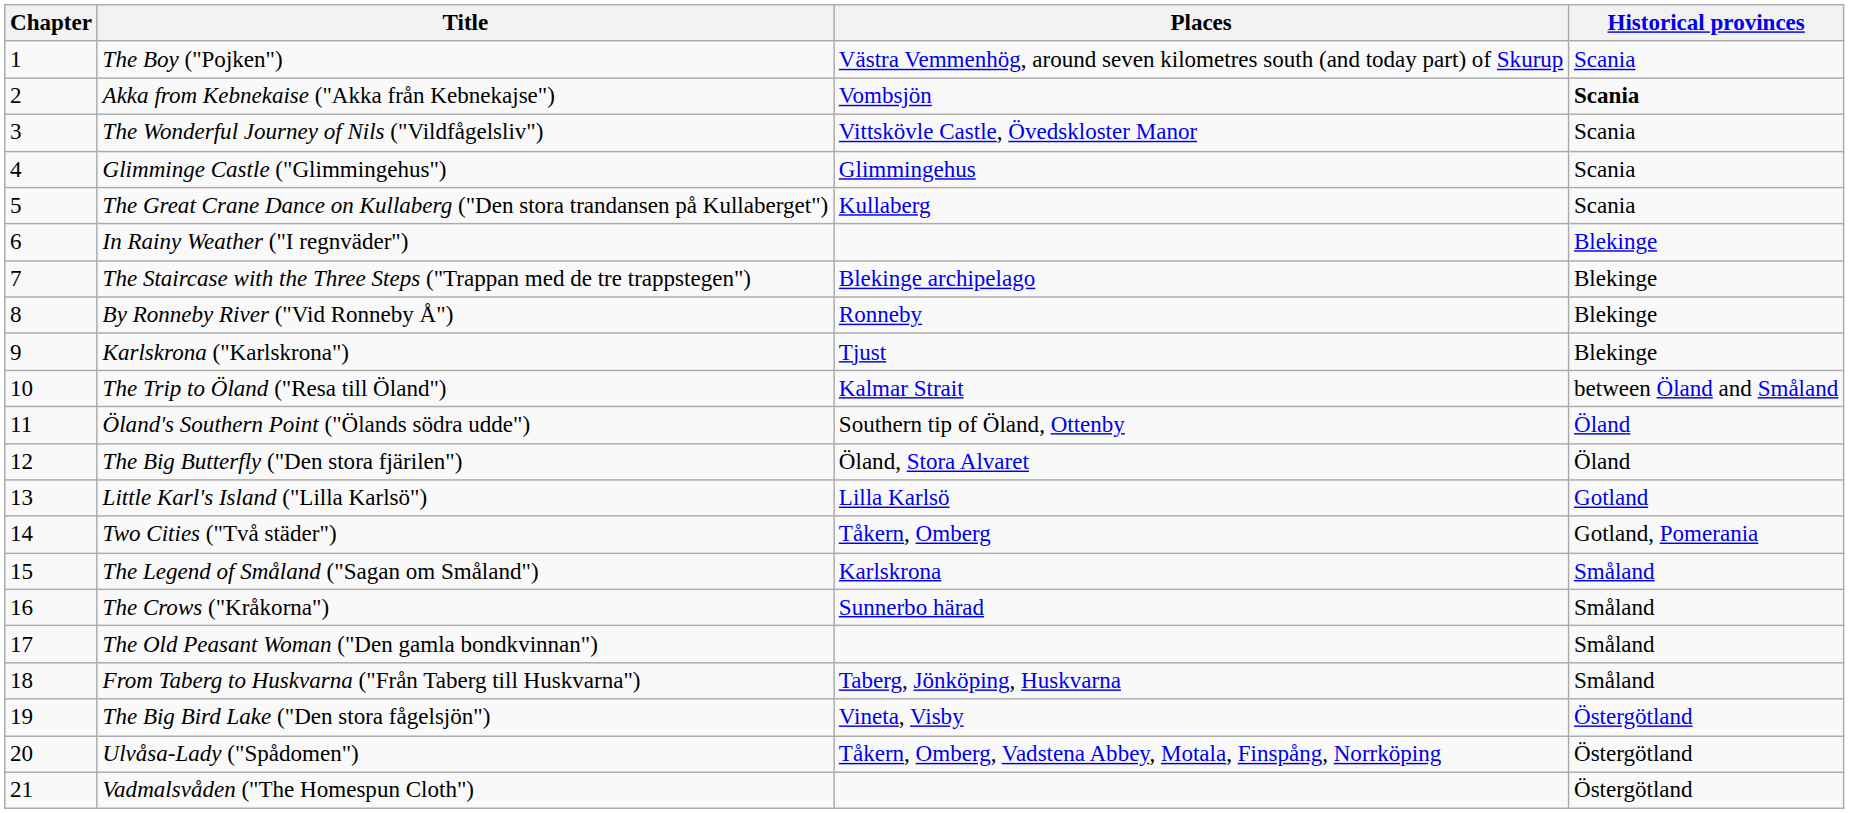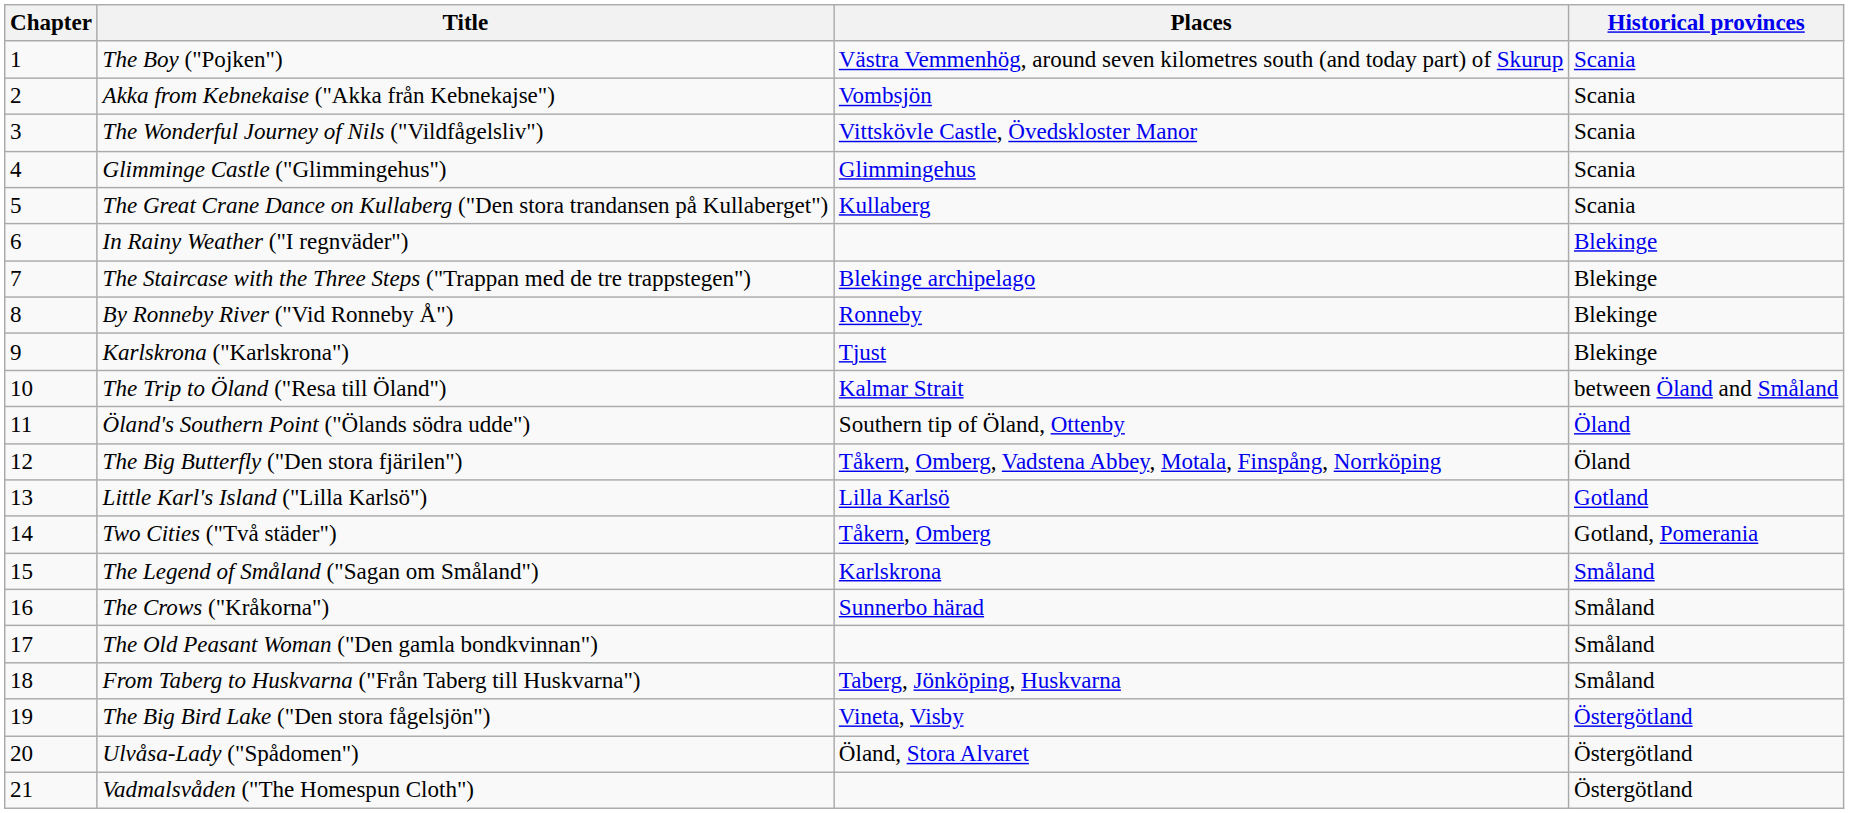(1607, 95) bold -> (1605, 95) normal
(934, 461) Öland, Stora Alvaret -> (1140, 461) Tåkern, Omberg, Vadstena Abbey, Motala, Finspång, Norrköping
(1140, 753) Tåkern, Omberg, Vadstena Abbey, Motala, Finspång, Norrköping -> (934, 753) Öland, Stora Alvaret
